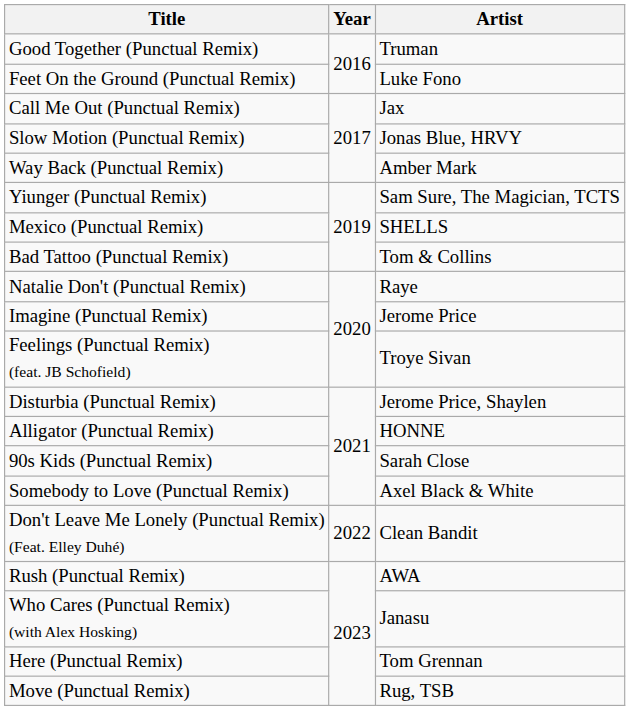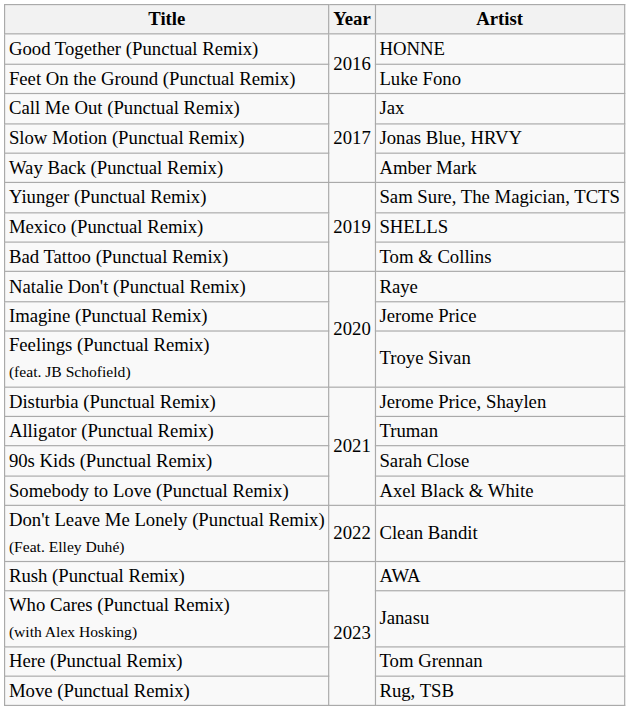(409, 49) Truman -> (412, 49) HONNE
(412, 431) HONNE -> (409, 431) Truman
